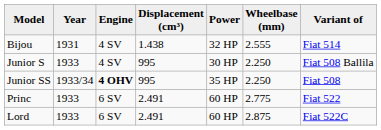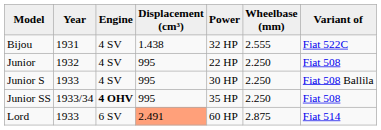(322, 44) Fiat 514 -> (325, 44) Fiat 522C
+ row: (21, 62)
- row: (19, 98)
(151, 116) no background -> (151, 116) lightsalmon background
(325, 116) Fiat 522C -> (322, 116) Fiat 514
